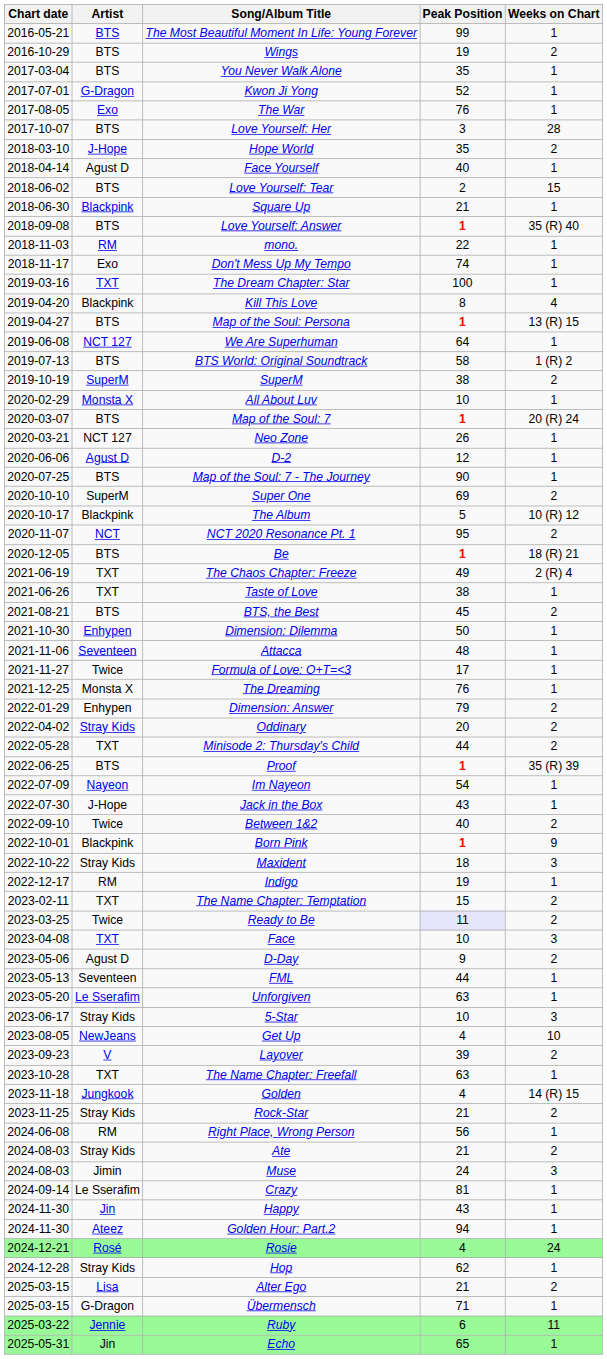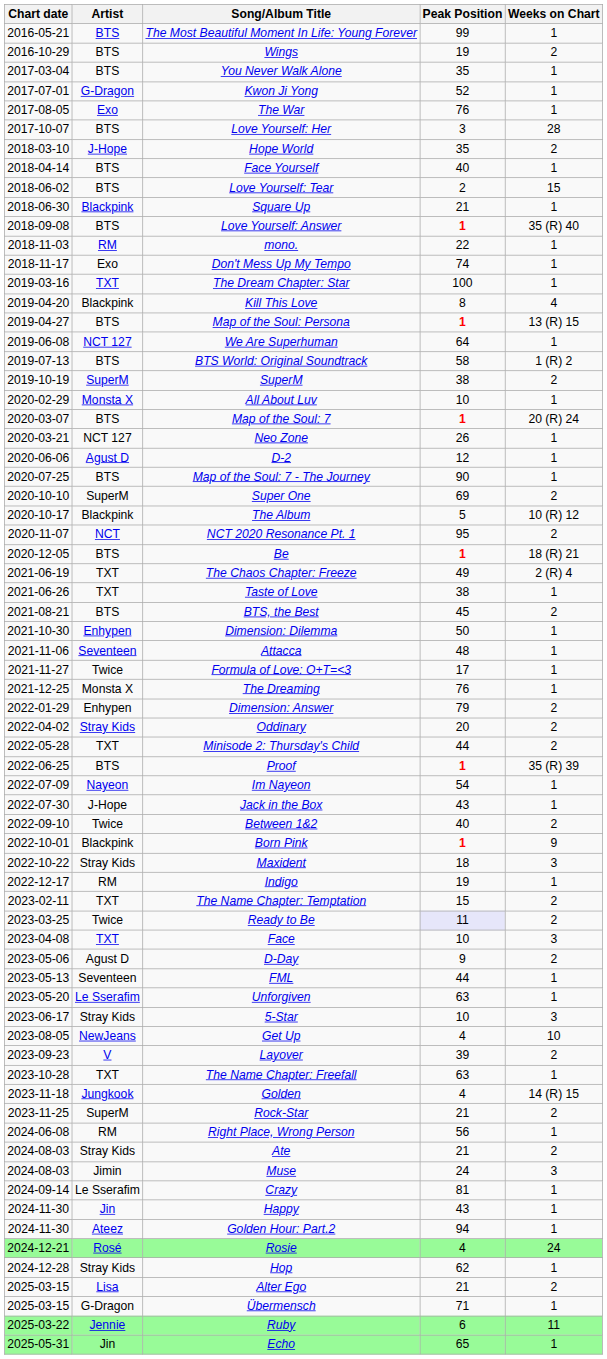(107, 168) Agust D -> (107, 168) BTS
(107, 1113) Stray Kids -> (107, 1113) SuperM
